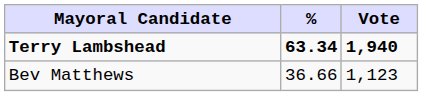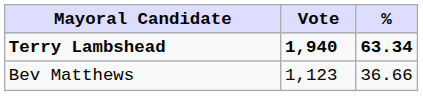columns swapped: (379, 19) <-> (311, 19)
